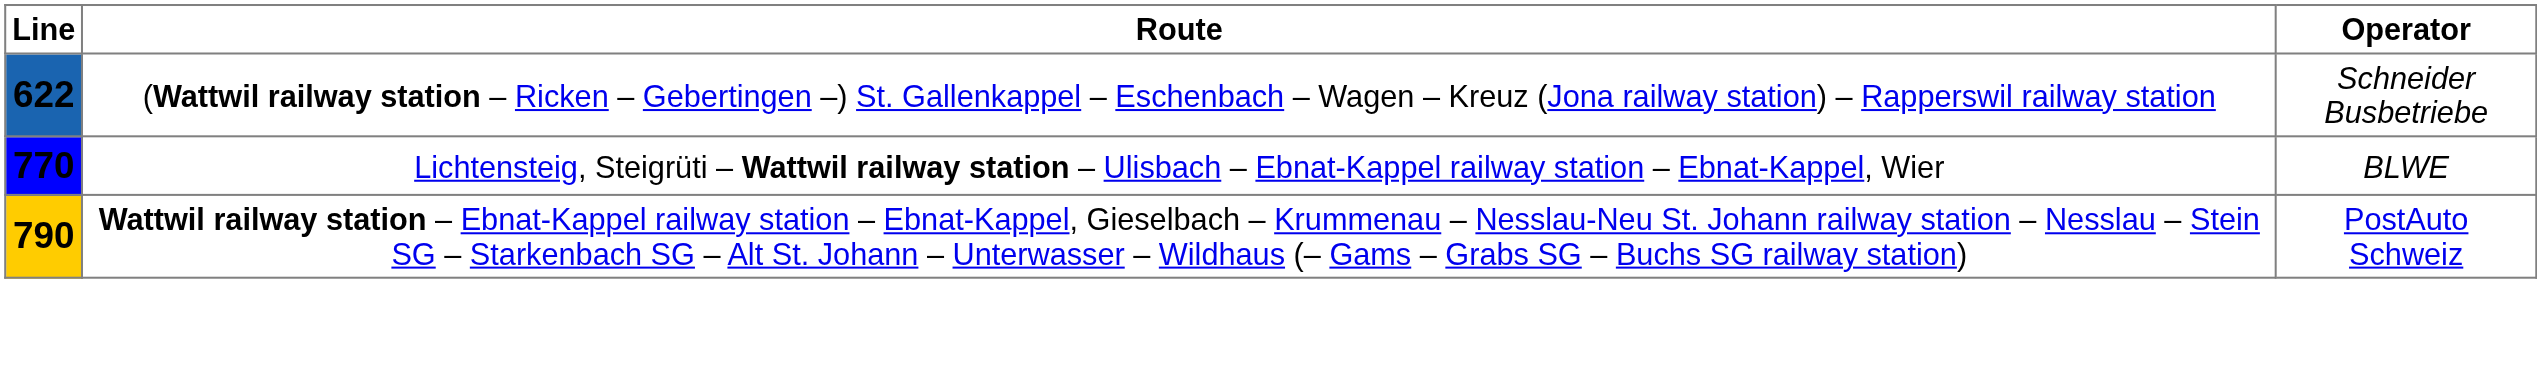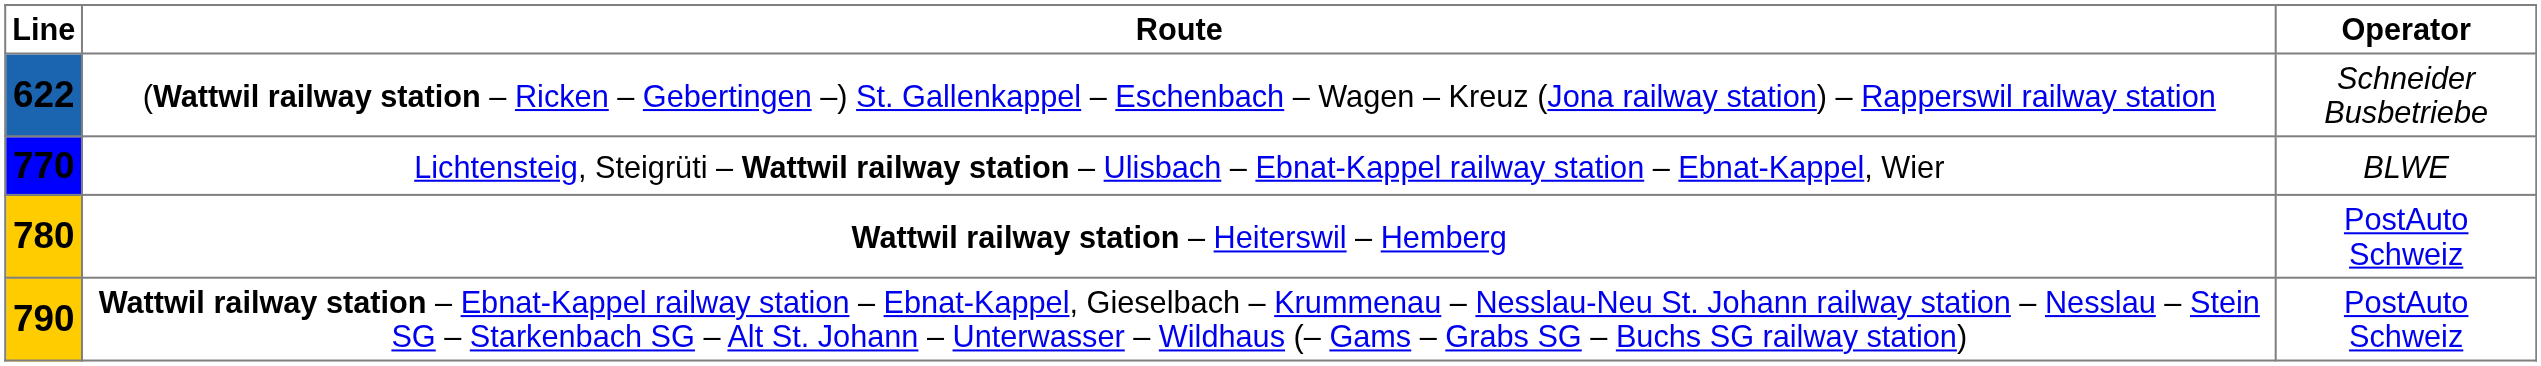+ row: (1179, 236)
